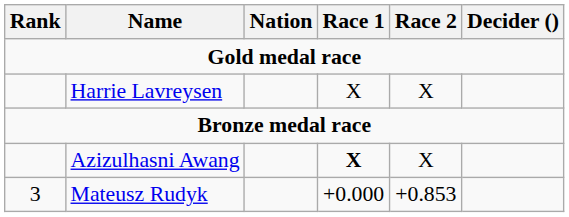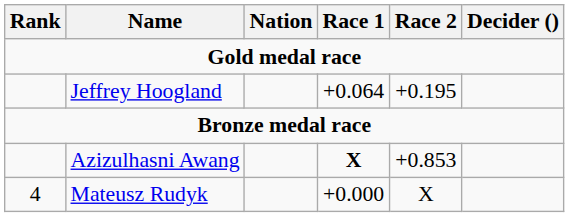- row: (146, 90)
+ row: (146, 90)
(426, 159) X -> (426, 159) +0.853
(35, 194) 3 -> (35, 194) 4
(426, 194) +0.853 -> (426, 194) X
